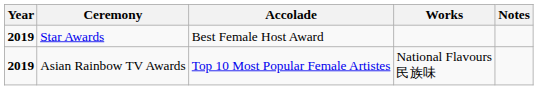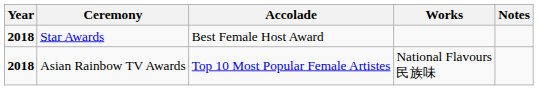(21, 36) 2019 -> (21, 36) 2018
(21, 65) 2019 -> (21, 65) 2018
